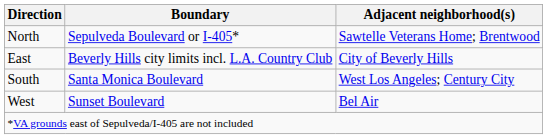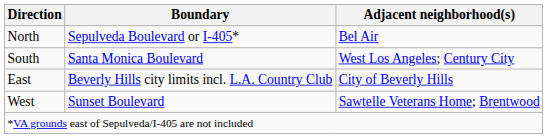(439, 36) Sawtelle Veterans Home; Brentwood -> (358, 36) Bel Air
rows swapped: (19, 58) <-> (23, 79)
(358, 101) Bel Air -> (439, 101) Sawtelle Veterans Home; Brentwood
